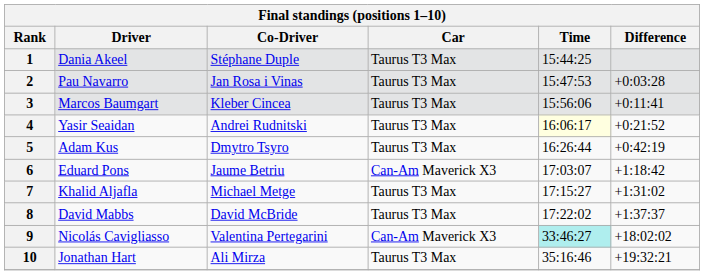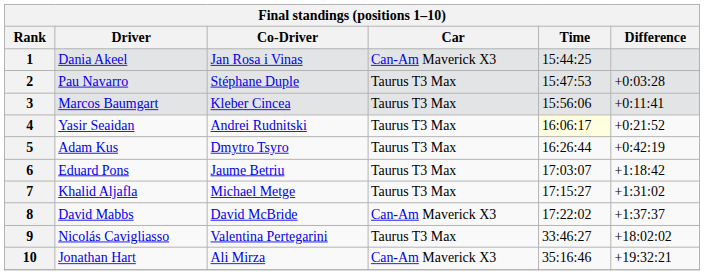(255, 59) Stéphane Duple -> (257, 59) Jan Rosa i Vinas
(414, 59) Taurus T3 Max -> (434, 59) Can-Am Maverick X3
(257, 81) Jan Rosa i Vinas -> (255, 81) Stéphane Duple
(434, 170) Can-Am Maverick X3 -> (414, 170) Taurus T3 Max
(414, 214) Taurus T3 Max -> (434, 214) Can-Am Maverick X3
(434, 236) Can-Am Maverick X3 -> (414, 236) Taurus T3 Max
(567, 236) paleturquoise background -> (567, 236) no background
(414, 258) Taurus T3 Max -> (434, 258) Can-Am Maverick X3
